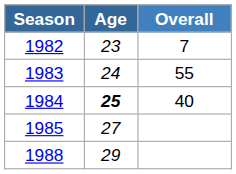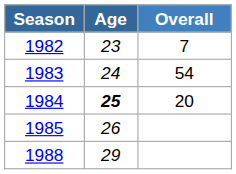(184, 73) 55 -> (184, 73) 54
(184, 101) 40 -> (184, 101) 20
(111, 128) 27 -> (111, 128) 26
